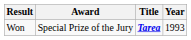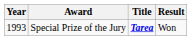columns swapped: (175, 12) <-> (20, 12)
